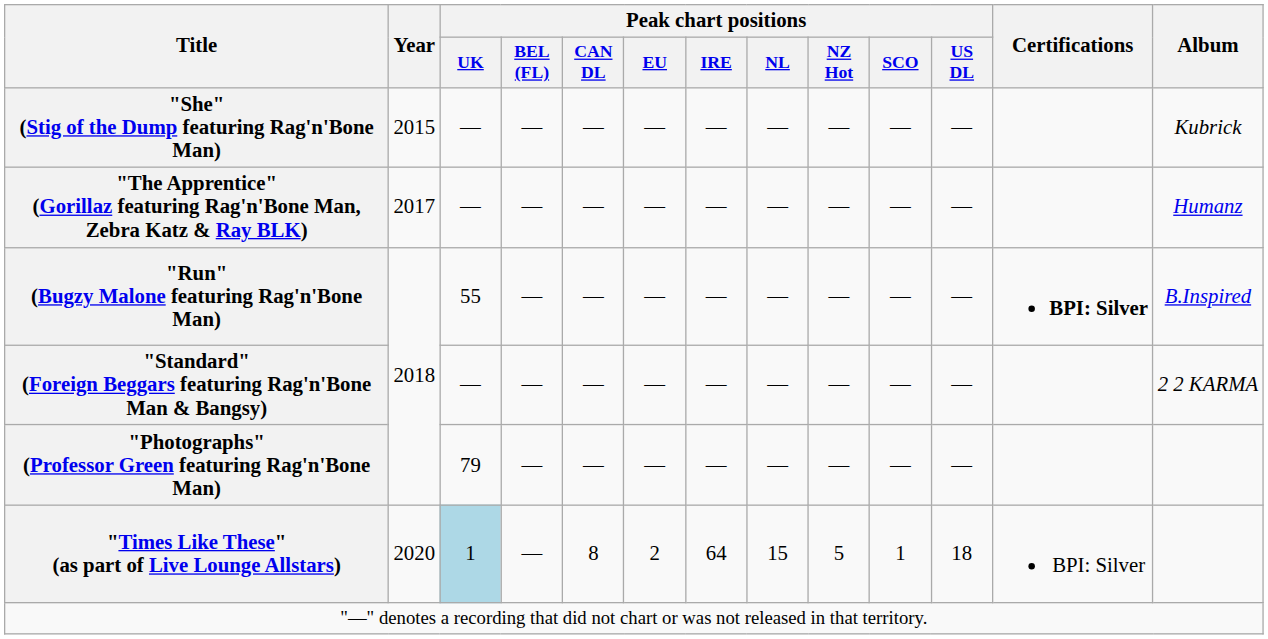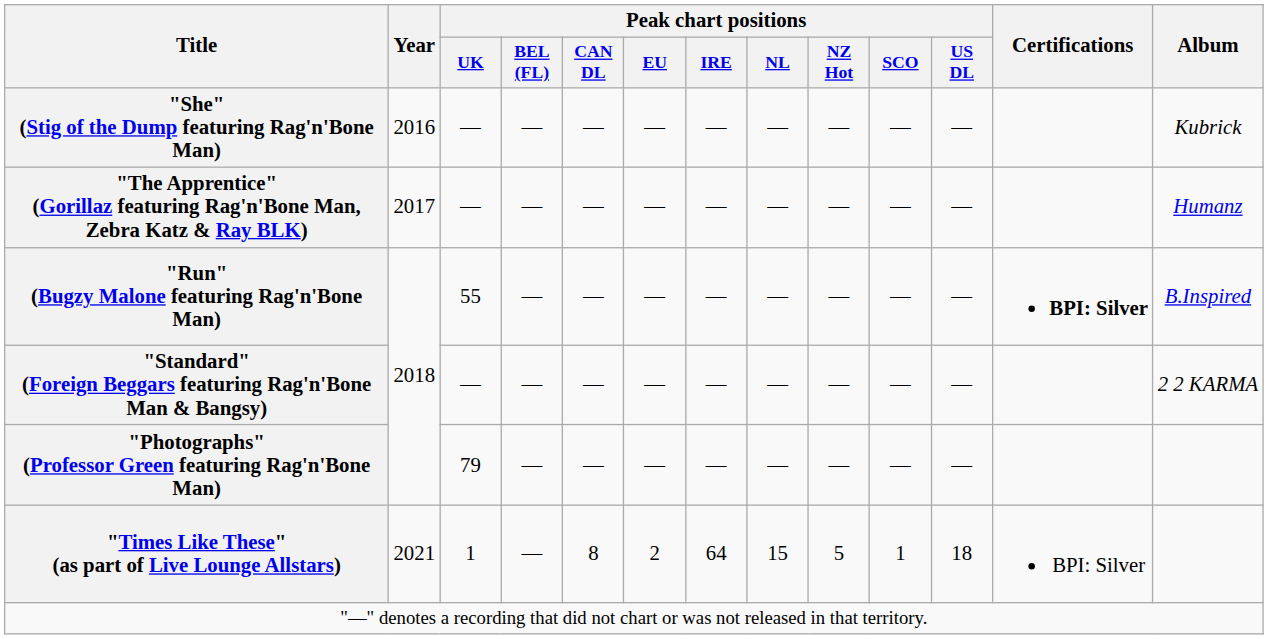(414, 127) 2015 -> (414, 127) 2016
(414, 553) 2020 -> (414, 553) 2021
(471, 553) lightblue background -> (471, 553) no background
